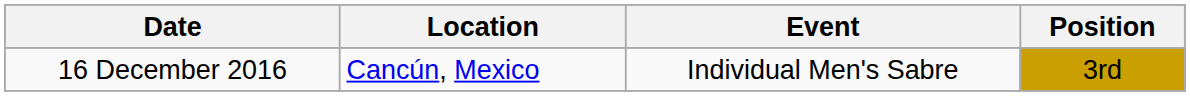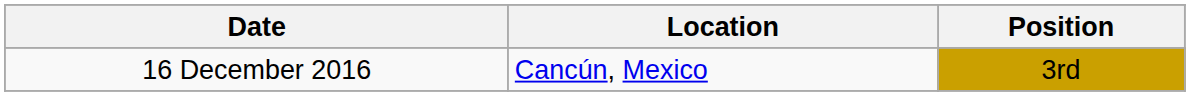- column: (823, 27)
